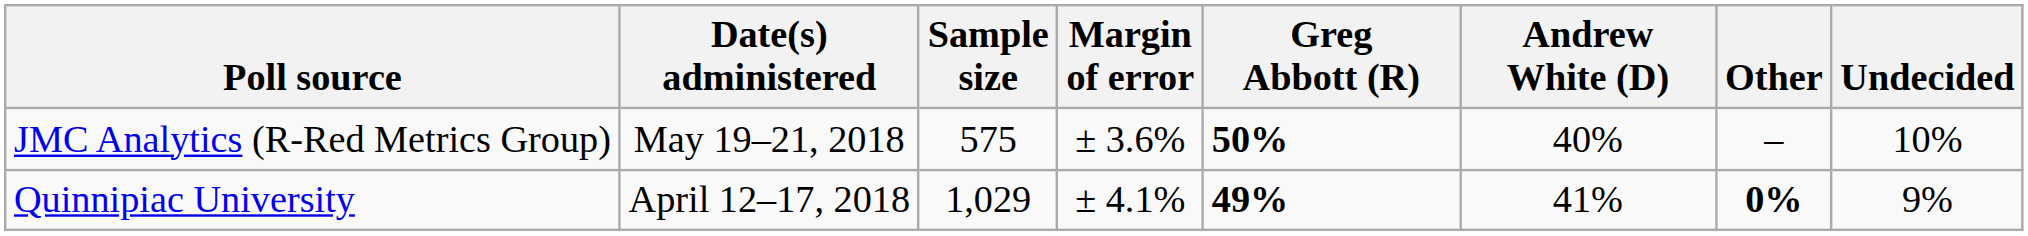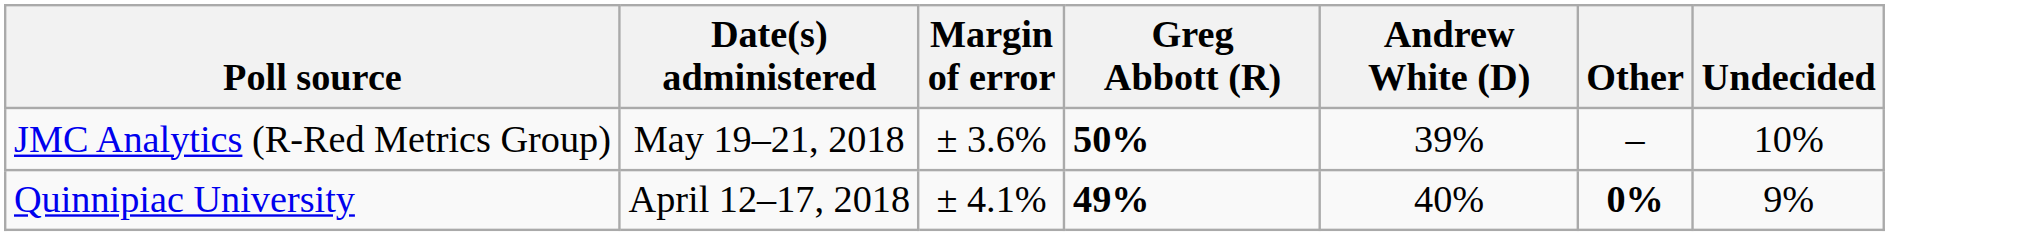- column: (988, 56)
(1588, 138) 40% -> (1449, 138) 39%
(1588, 199) 41% -> (1449, 199) 40%
